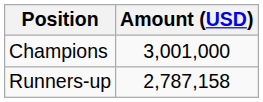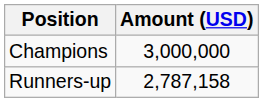(187, 50) 3,001,000 -> (187, 50) 3,000,000
